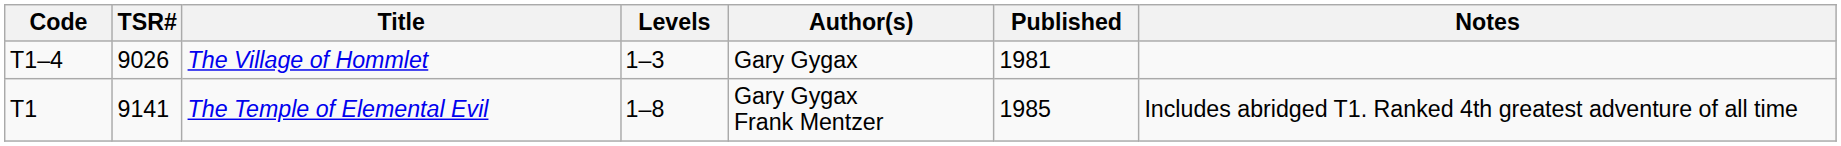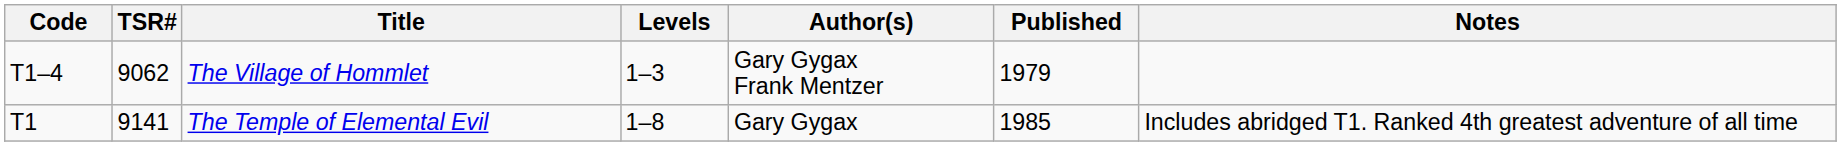(143, 59) 9026 -> (143, 72) 9062
(796, 59) Gary Gygax -> (809, 72) Gary Gygax Frank Mentzer
(1025, 59) 1981 -> (1025, 72) 1979
(809, 109) Gary Gygax Frank Mentzer -> (796, 122) Gary Gygax
